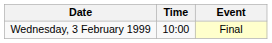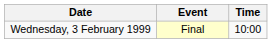columns swapped: (176, 13) <-> (231, 13)
